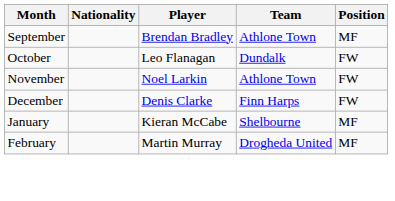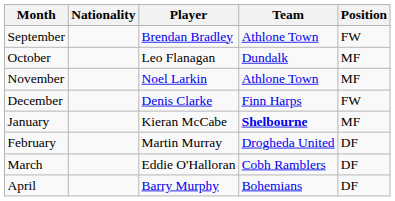(348, 36) MF -> (351, 36) FW
(348, 57) FW -> (350, 57) MF
(348, 79) FW -> (350, 79) MF
(270, 121) normal -> (275, 121) bold
(348, 143) MF -> (349, 143) DF
+ row: (25, 164)
+ row: (22, 185)
